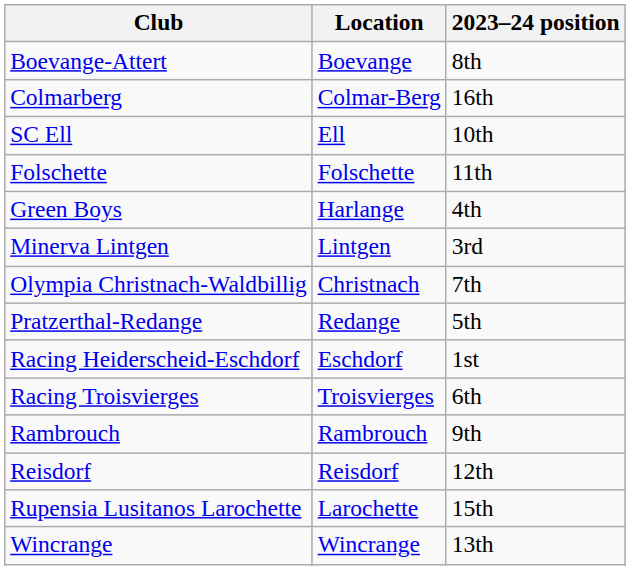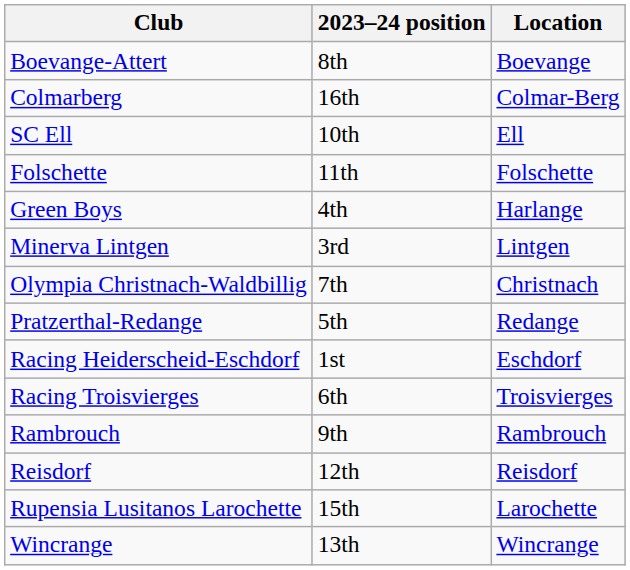columns swapped: (379, 23) <-> (536, 23)
